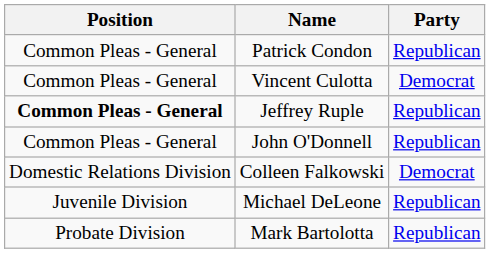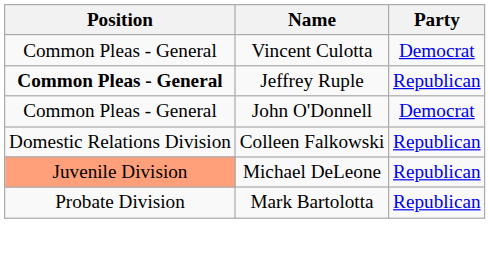- row: (312, 50)
(437, 141) Republican -> (437, 111) Democrat
(437, 171) Democrat -> (437, 141) Republican
(120, 202) no background -> (120, 171) lightsalmon background
